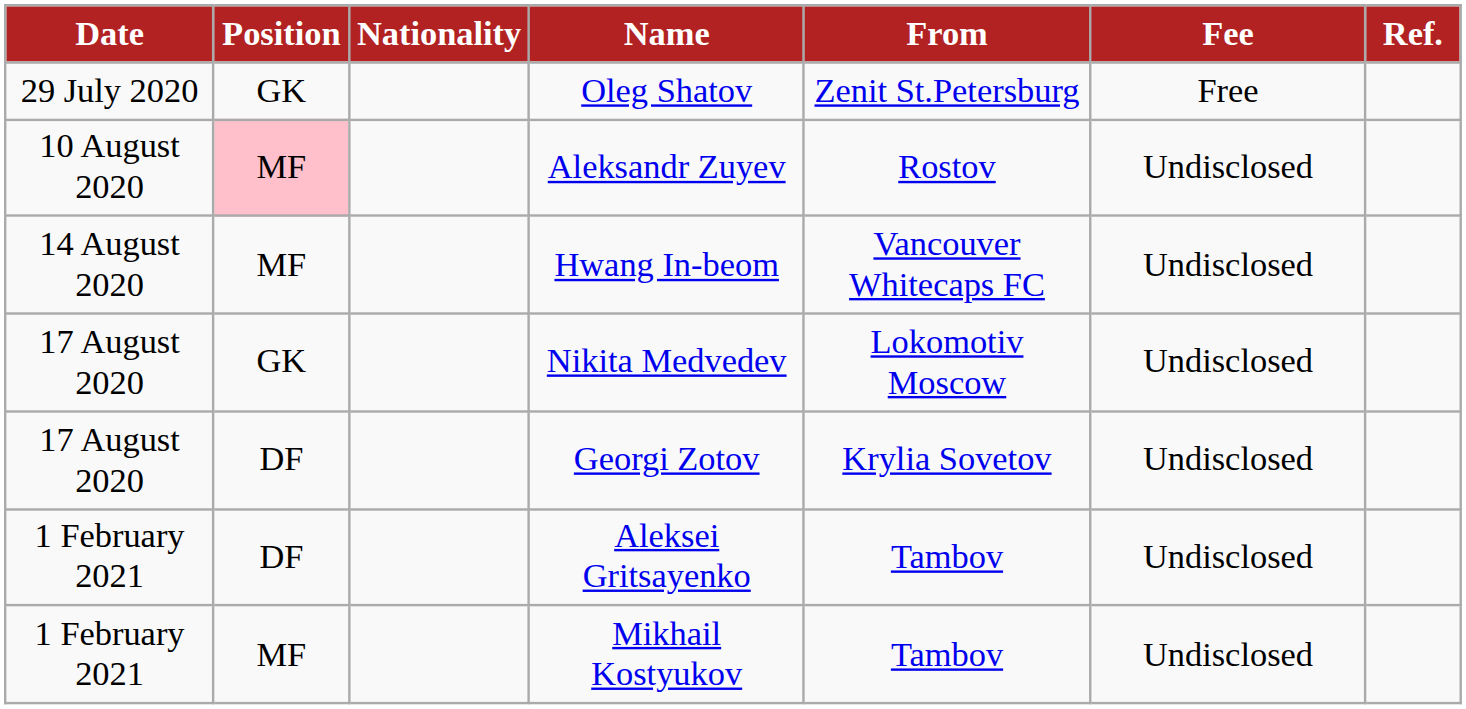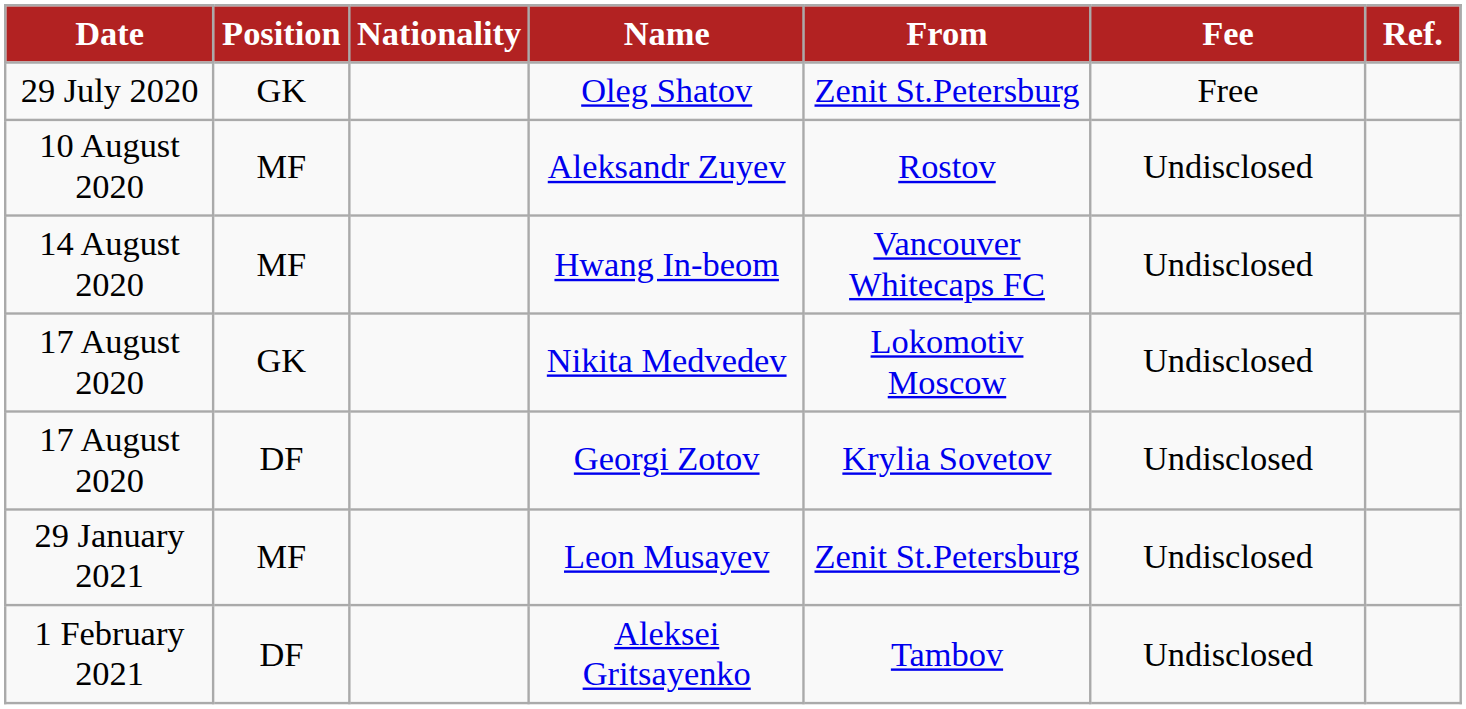(281, 167) pink background -> (281, 167) no background
+ row: (667, 556)
- row: (667, 654)
